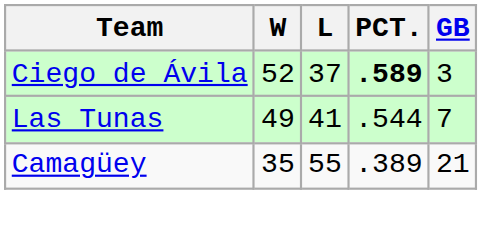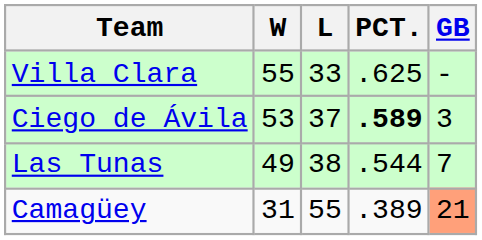+ row: (104, 74)
(278, 74) 52 -> (278, 119) 53
(325, 119) 41 -> (325, 165) 38
(278, 165) 35 -> (278, 211) 31
(453, 165) no background -> (453, 211) lightsalmon background
